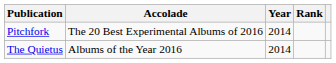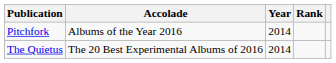(166, 31) The 20 Best Experimental Albums of 2016 -> (125, 31) Albums of the Year 2016
(125, 49) Albums of the Year 2016 -> (166, 49) The 20 Best Experimental Albums of 2016
